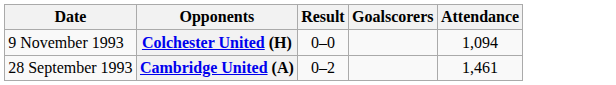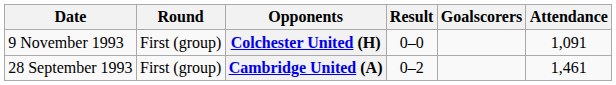+ column: (181, 17)
(480, 42) 1,094 -> (569, 42) 1,091
